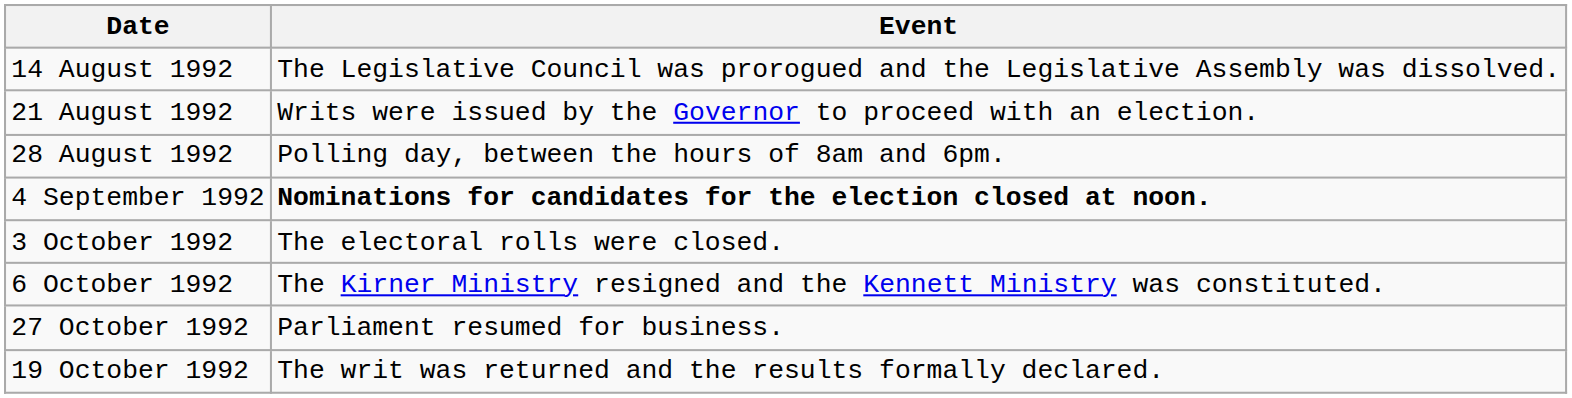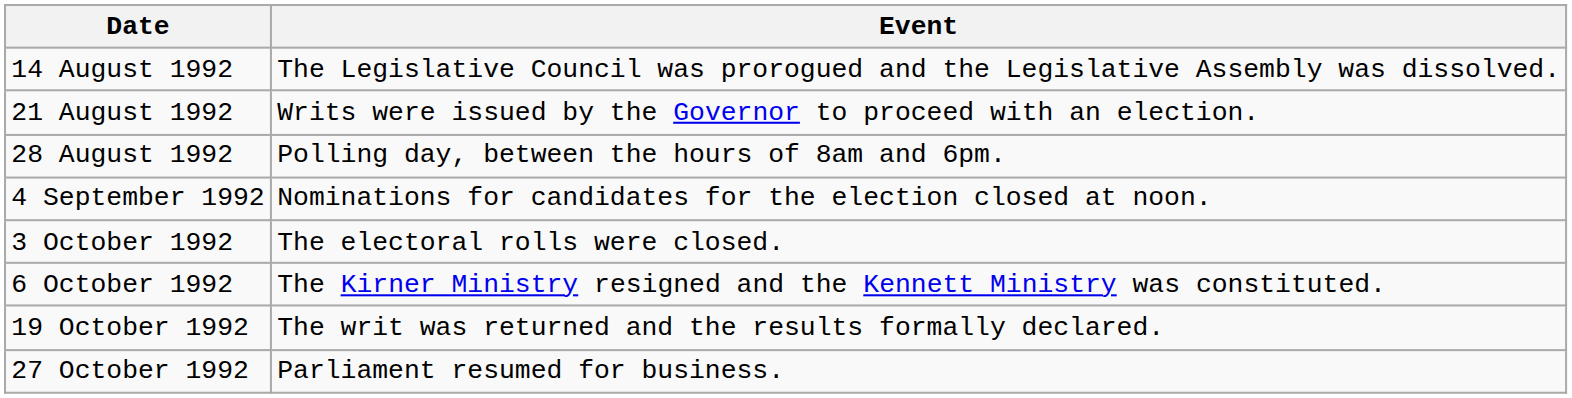(744, 199) bold -> (744, 199) normal
rows swapped: (130, 371) <-> (130, 328)
